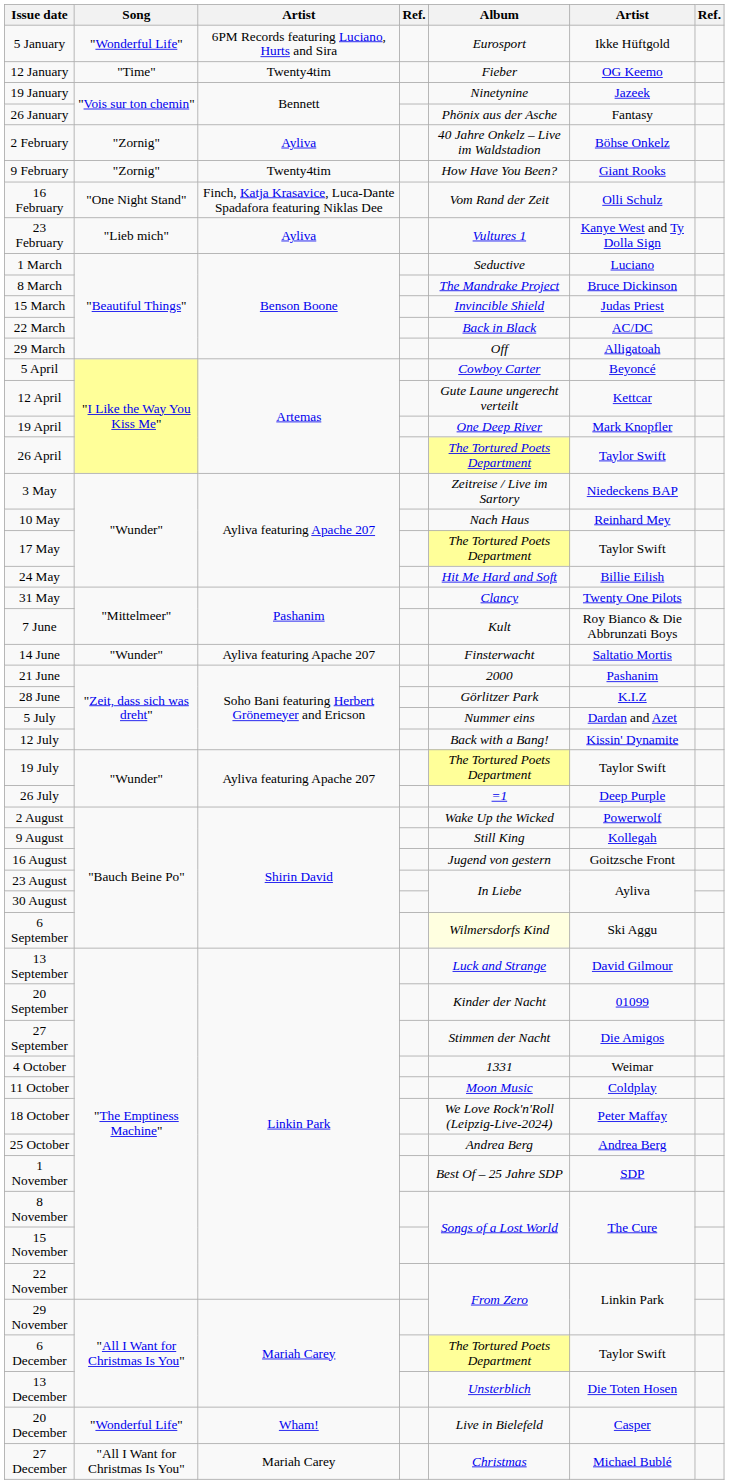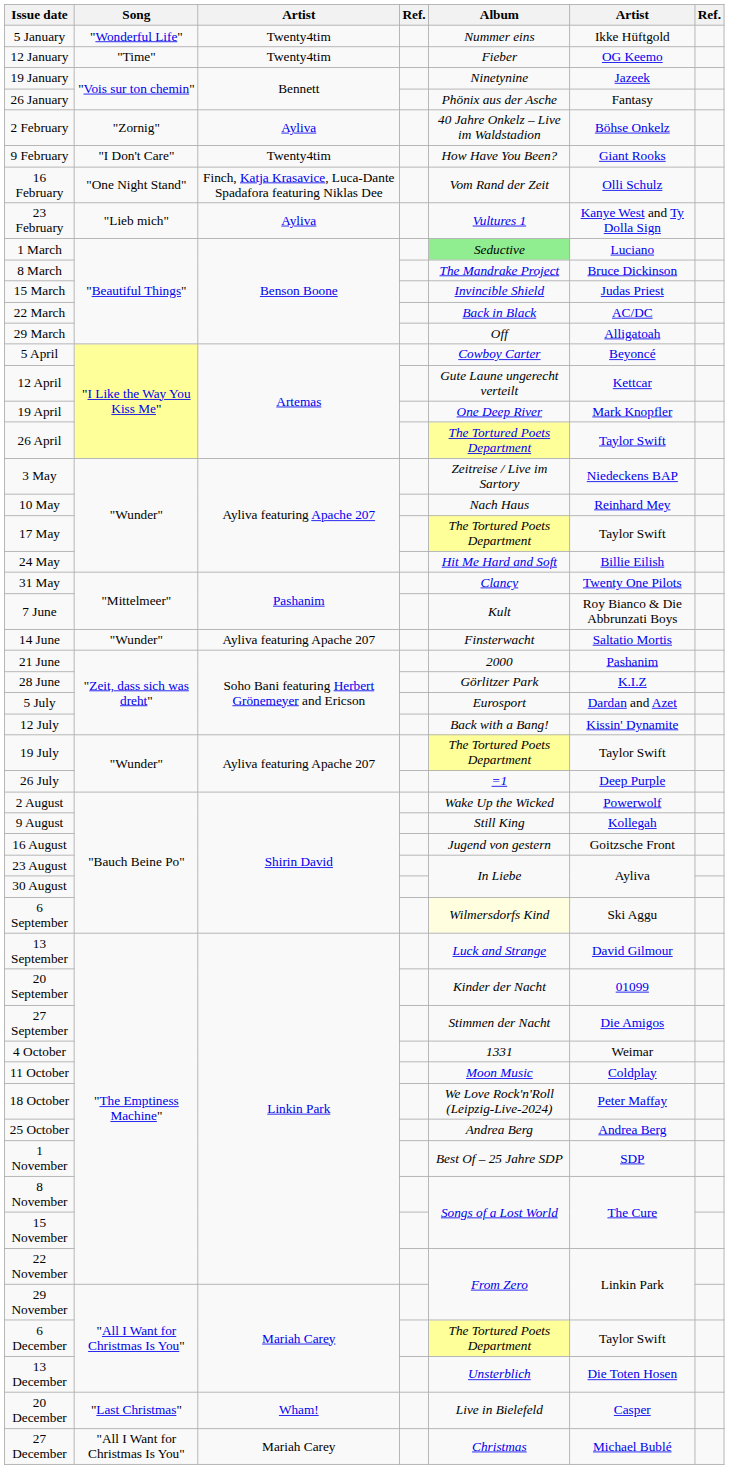(299, 43) 6PM Records featuring Luciano, Hurts and Sira -> (299, 36) Twenty4tim
(499, 43) Eurosport -> (499, 36) Nummer eins
(136, 171) "Zornig" -> (136, 156) "I Don't Care"
(499, 264) no background -> (499, 249) lightgreen background
(499, 718) Nummer eins -> (499, 703) Eurosport
(136, 1425) "Wonderful Life" -> (136, 1410) "Last Christmas"
